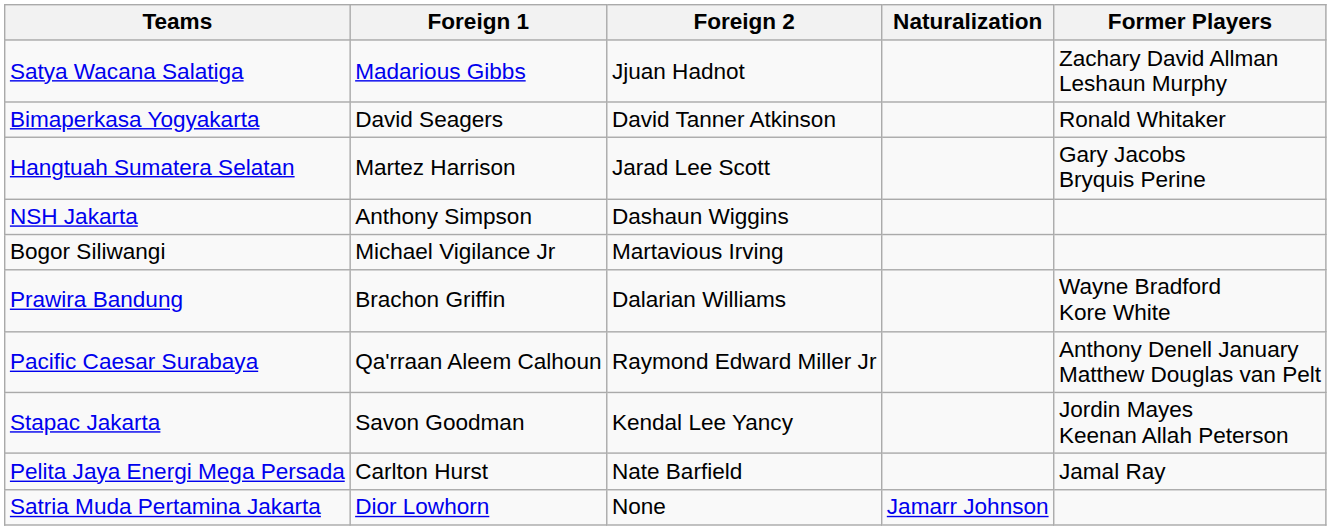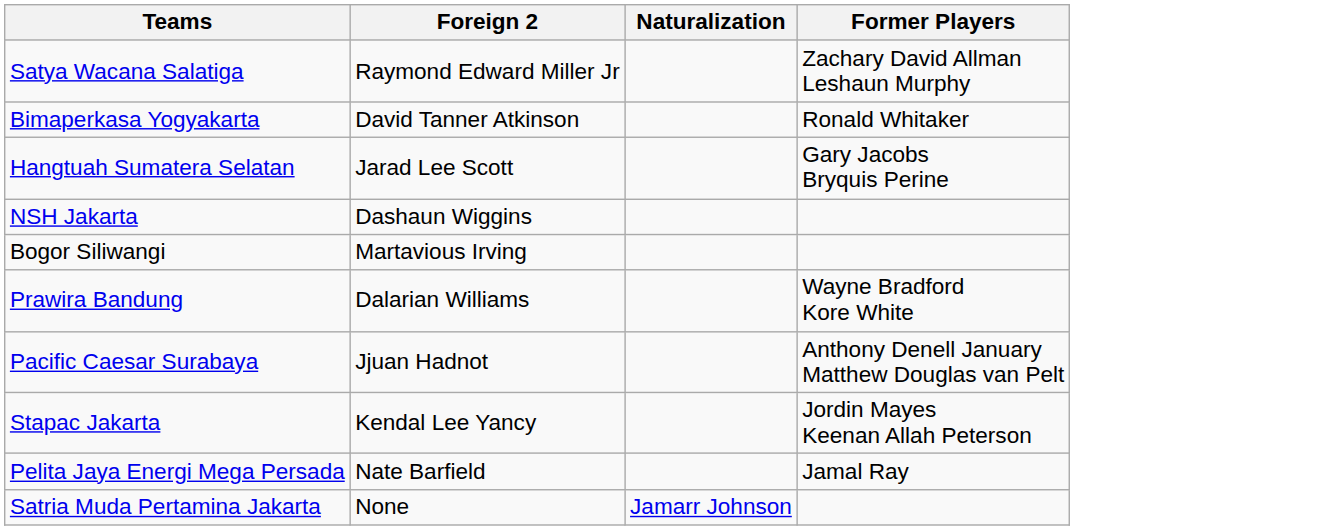- column: (478, 22)
(678, 70) Jjuan Hadnot -> (487, 70) Raymond Edward Miller Jr
(744, 361) Raymond Edward Miller Jr -> (422, 361) Jjuan Hadnot
